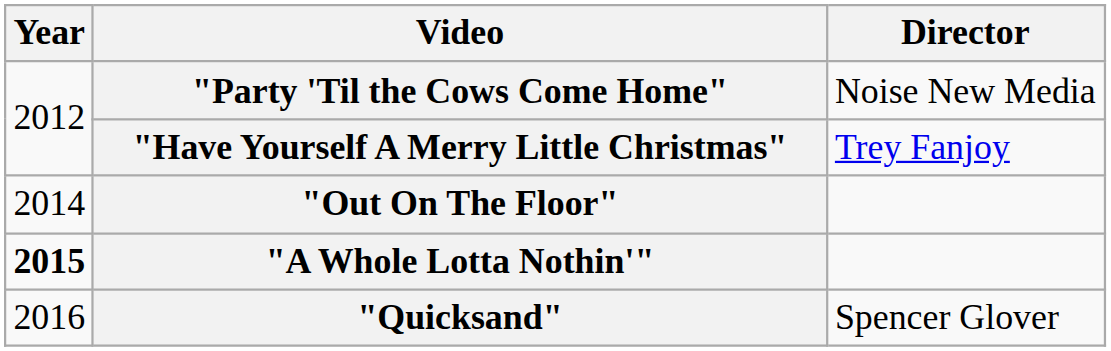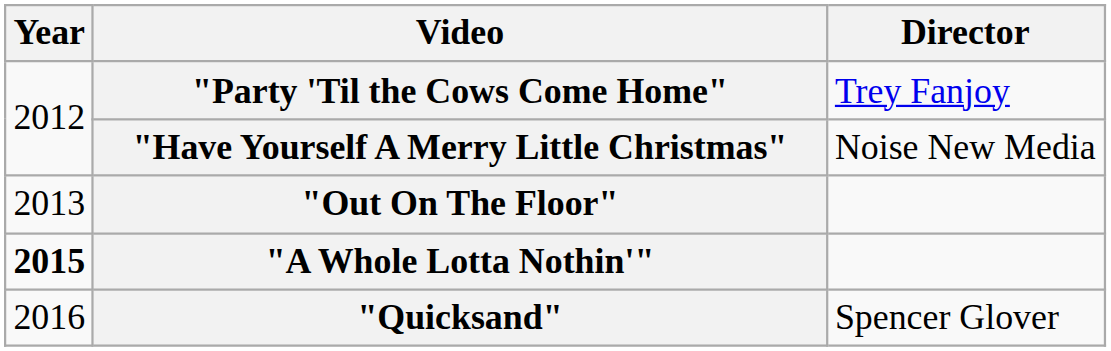(965, 89) Noise New Media -> (922, 89) Trey Fanjoy
(922, 146) Trey Fanjoy -> (965, 146) Noise New Media
(49, 203) 2014 -> (49, 203) 2013
